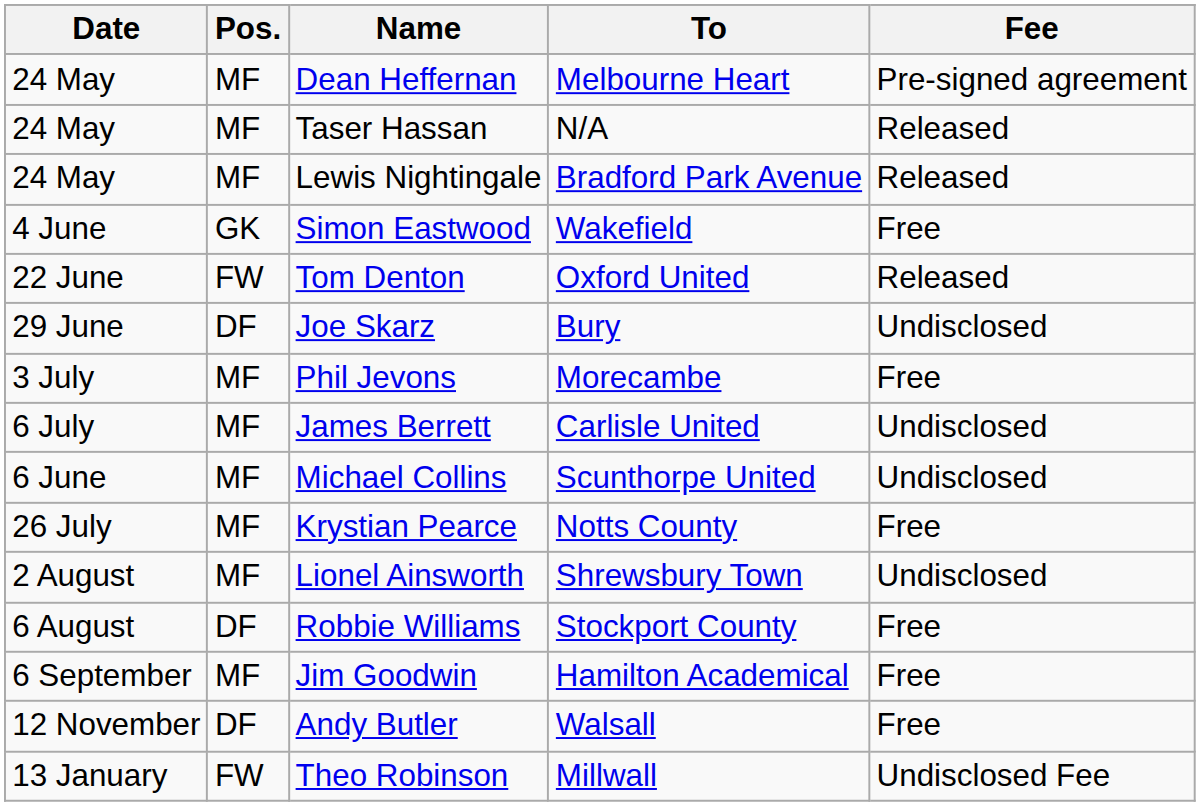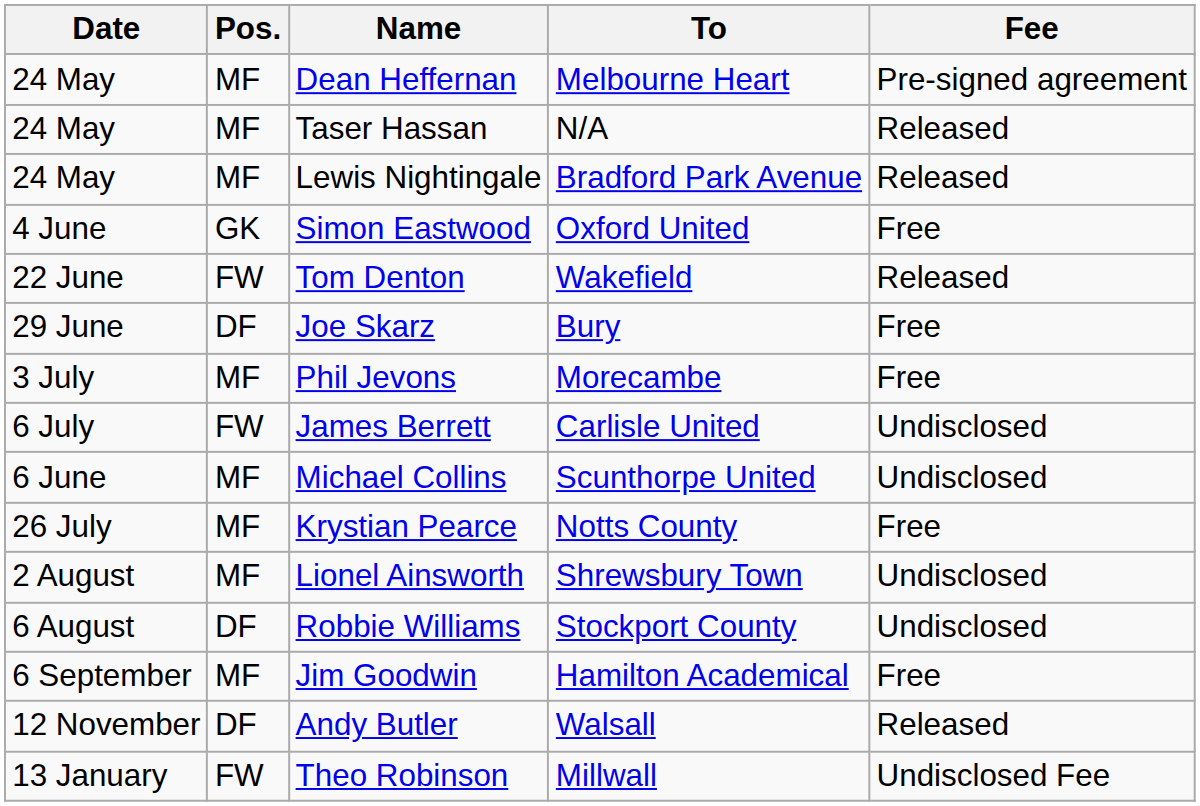(624, 228) Wakefield -> (653, 228) Oxford United
(653, 278) Oxford United -> (624, 278) Wakefield
(962, 327) Undisclosed -> (909, 327) Free
(238, 427) MF -> (239, 427) FW
(909, 626) Free -> (962, 626) Undisclosed
(909, 725) Free -> (943, 725) Released
